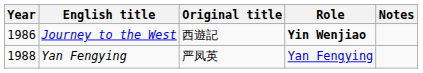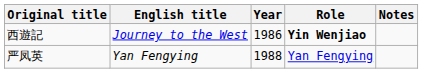columns swapped: (22, 14) <-> (232, 14)
